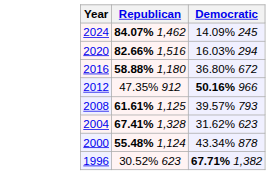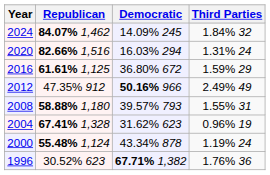+ column: (227, 14)
(150, 69) 58.88% 1,180 -> (74, 69) 61.61% 1,125
(150, 106) 61.61% 1,125 -> (74, 106) 58.88% 1,180
